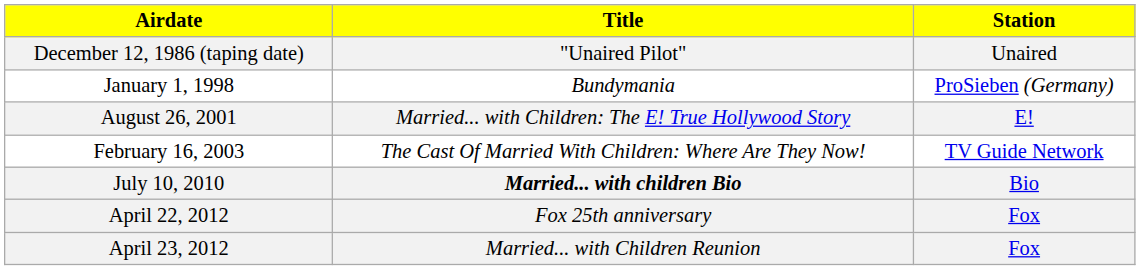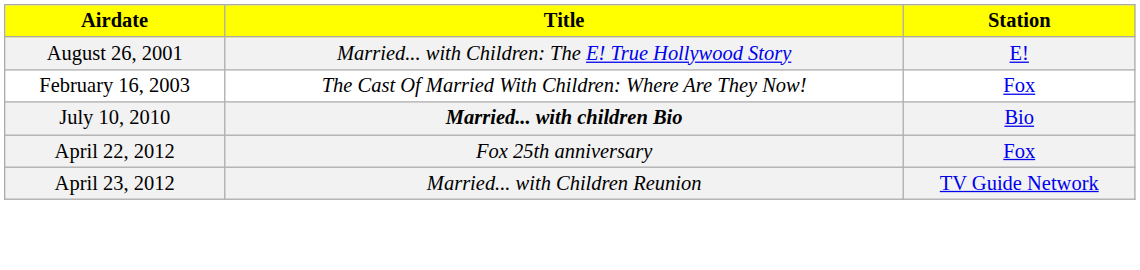- row: (169, 53)
- row: (169, 85)
(1024, 150) TV Guide Network -> (1019, 85) Fox
(1024, 248) Fox -> (1019, 183) TV Guide Network
